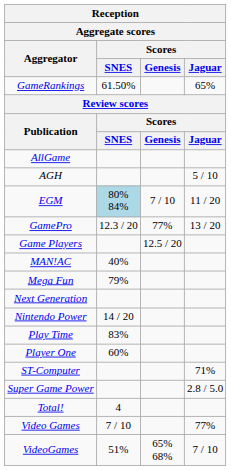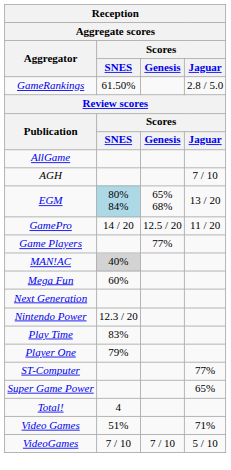(205, 86) 65% -> (205, 86) 2.8 / 5.0
(205, 176) 5 / 10 -> (205, 176) 7 / 10
(162, 201) 7 / 10 -> (162, 201) 65% 68%
(205, 201) 11 / 20 -> (205, 201) 13 / 20
(118, 226) 12.3 / 20 -> (118, 226) 14 / 20
(162, 226) 77% -> (162, 226) 12.5 / 20
(205, 226) 13 / 20 -> (205, 226) 11 / 20
(162, 244) 12.5 / 20 -> (162, 244) 77%
(118, 262) no background -> (118, 262) lightgrey background
(118, 280) 79% -> (118, 280) 60%
(118, 316) 14 / 20 -> (118, 316) 12.3 / 20
(118, 353) 60% -> (118, 353) 79%
(205, 371) 71% -> (205, 371) 77%
(205, 389) 2.8 / 5.0 -> (205, 389) 65%
(118, 425) 7 / 10 -> (118, 425) 51%
(205, 425) 77% -> (205, 425) 71%
(118, 450) 51% -> (118, 443) 7 / 10
(162, 450) 65% 68% -> (162, 443) 7 / 10
(205, 450) 7 / 10 -> (205, 443) 5 / 10
